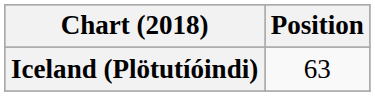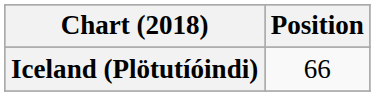(317, 68) 63 -> (317, 68) 66
